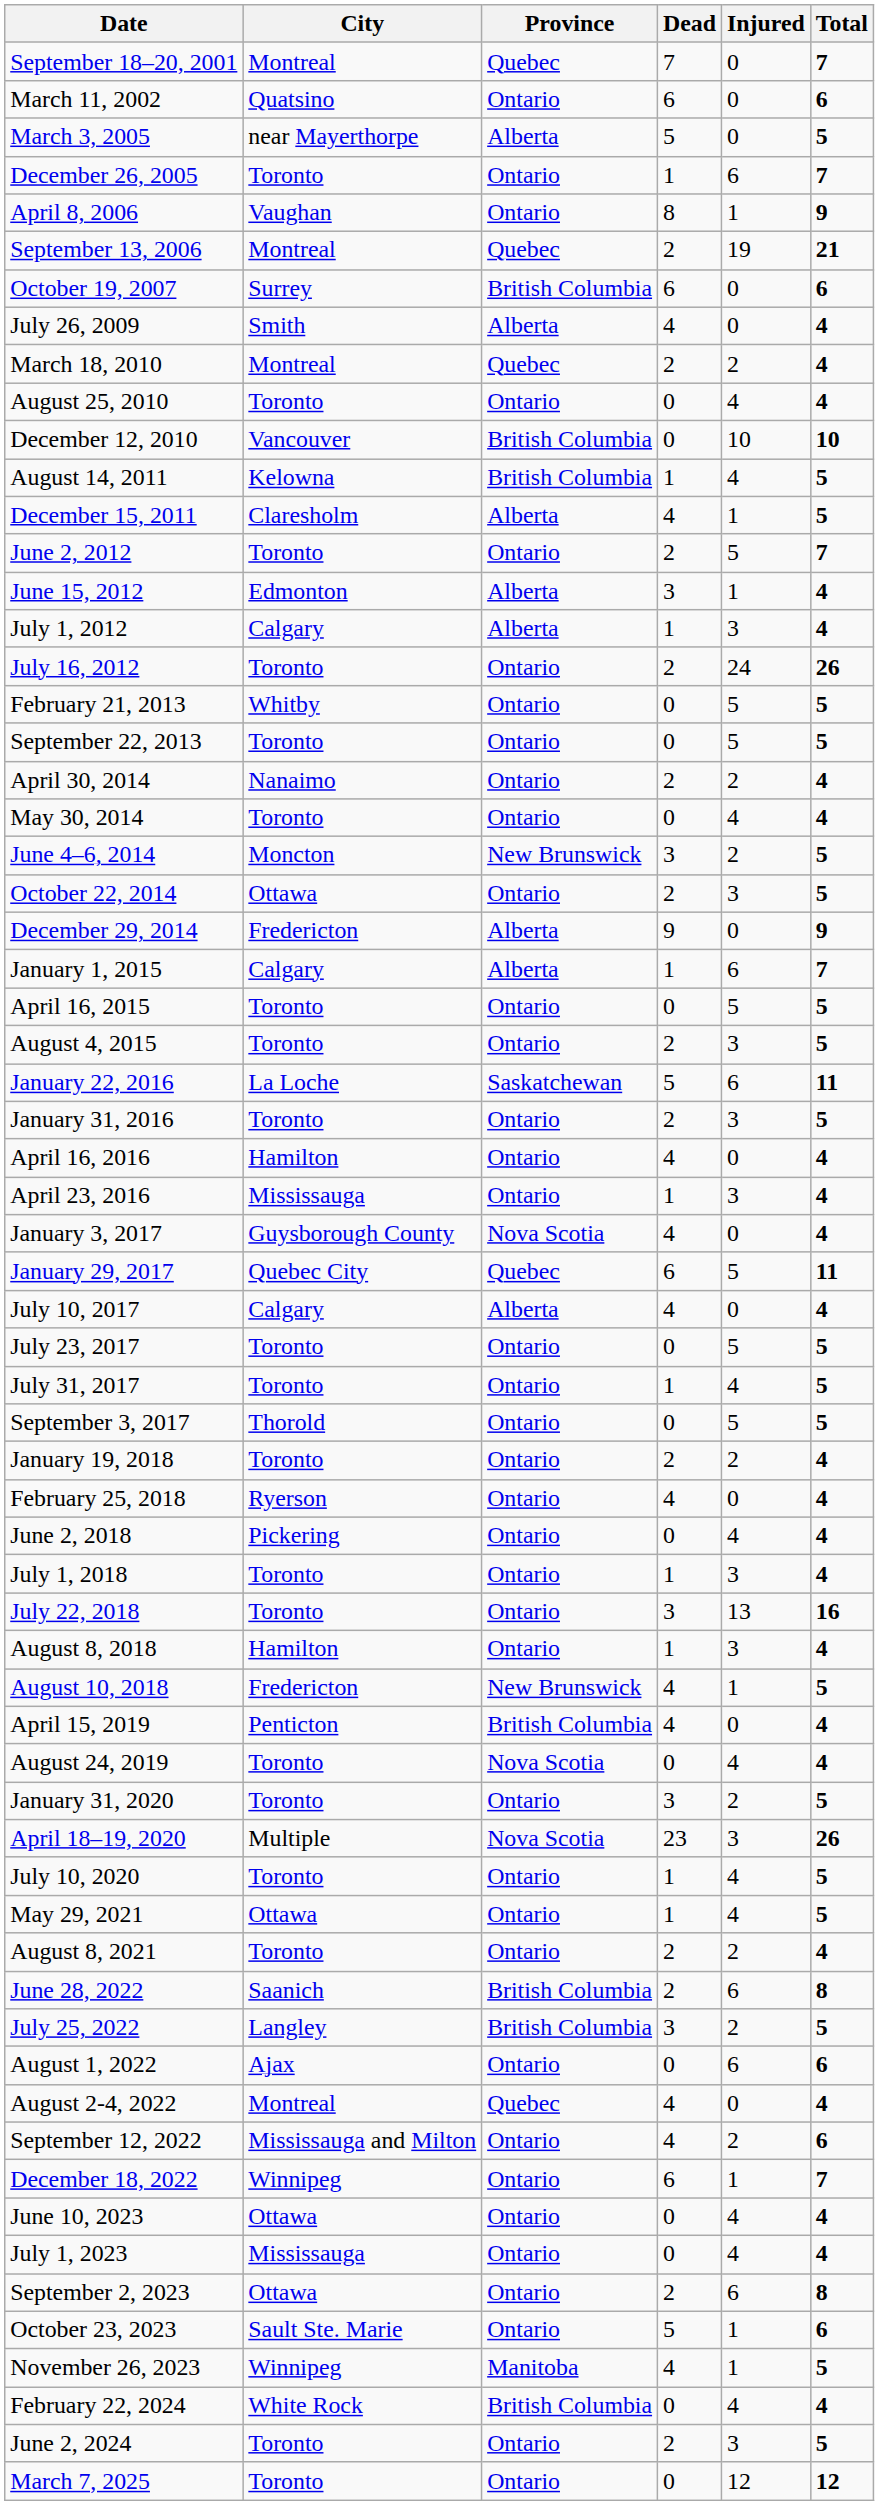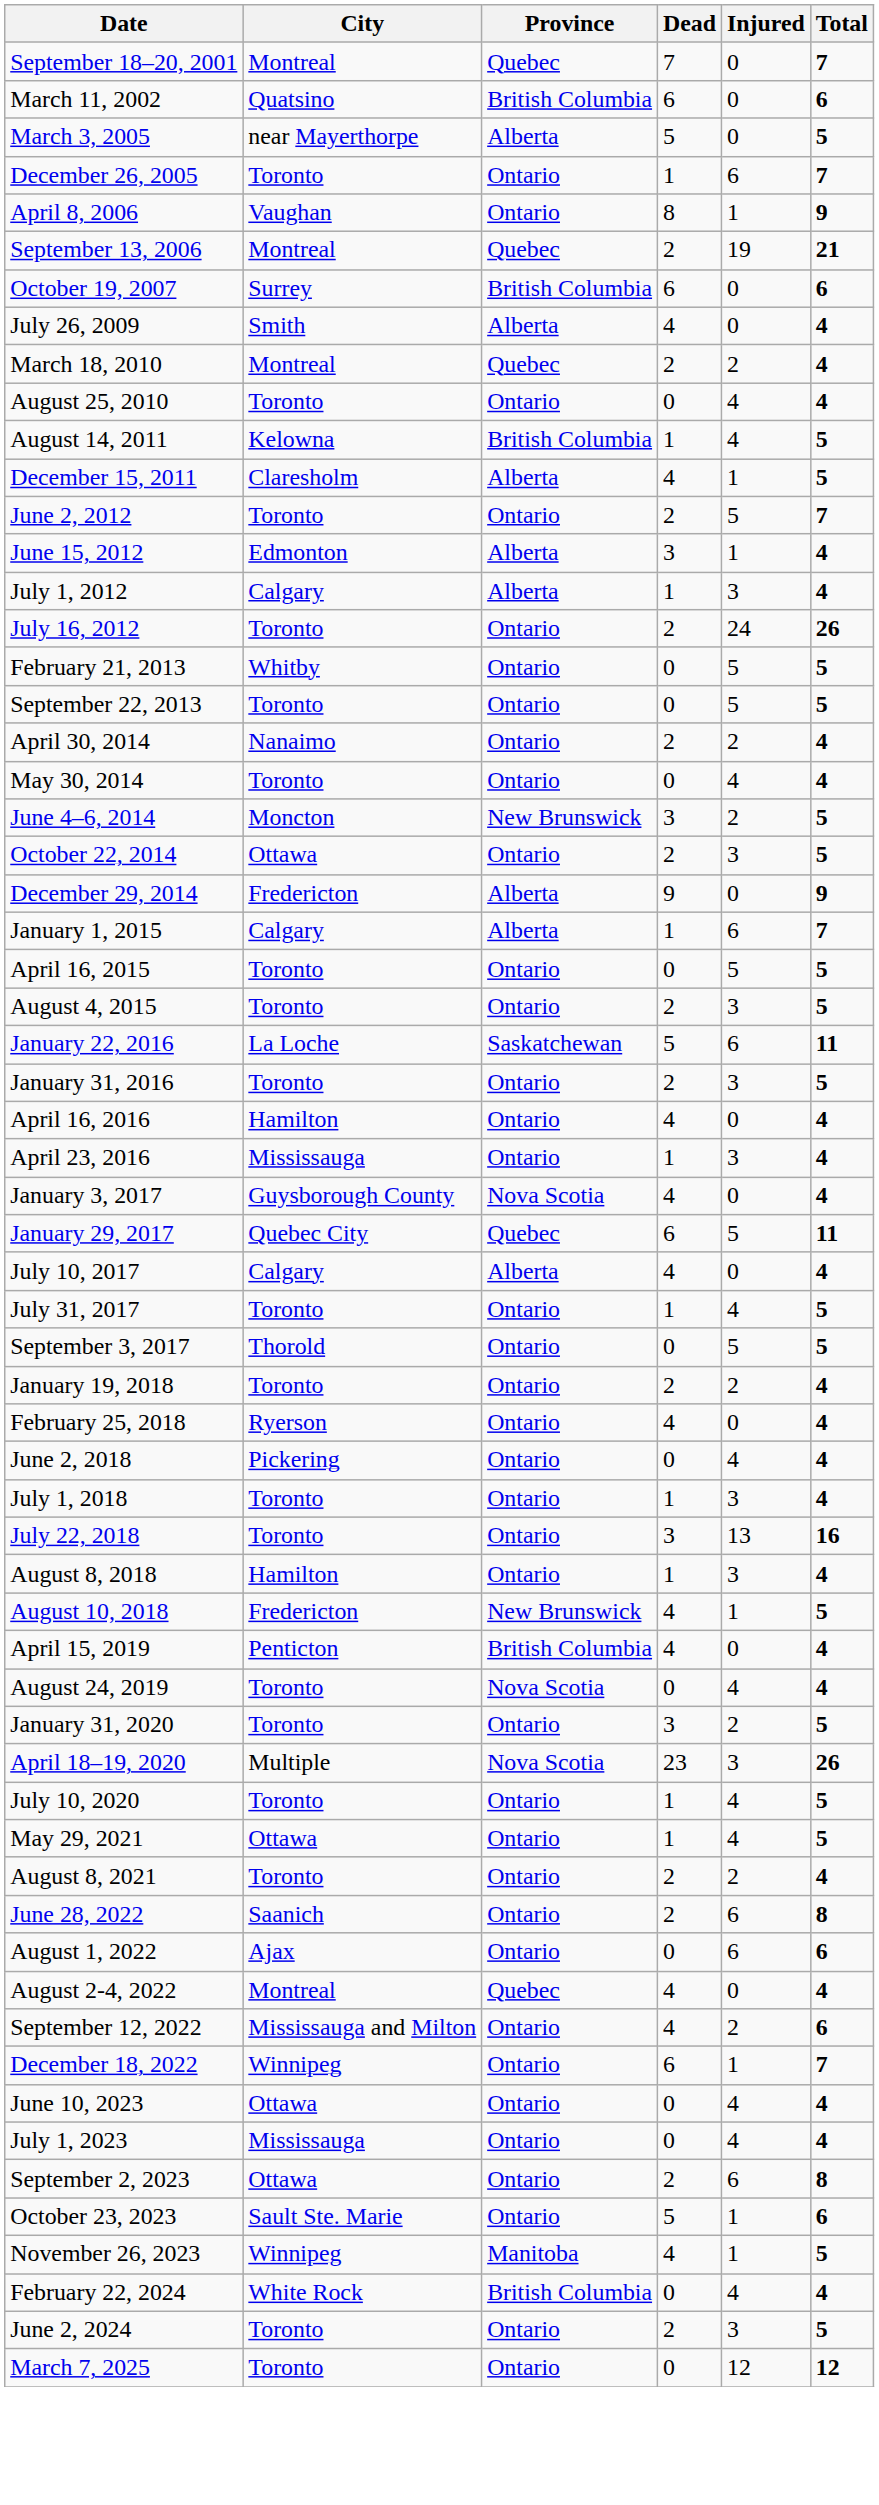(524, 99) Ontario -> (570, 99) British Columbia
- row: (104, 439)
- row: (75, 1346)
(570, 1989) British Columbia -> (524, 1913) Ontario
- row: (75, 2027)
